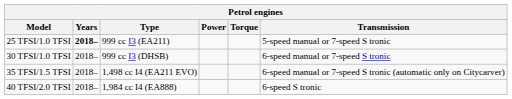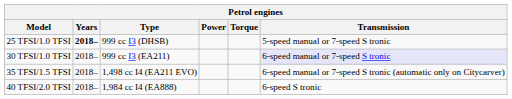(136, 42) 999 cc I3 (EA211) -> (135, 42) 999 cc I3 (DHSB)
(135, 57) 999 cc I3 (DHSB) -> (136, 57) 999 cc I3 (EA211)
(326, 57) no background -> (326, 57) lavender background
